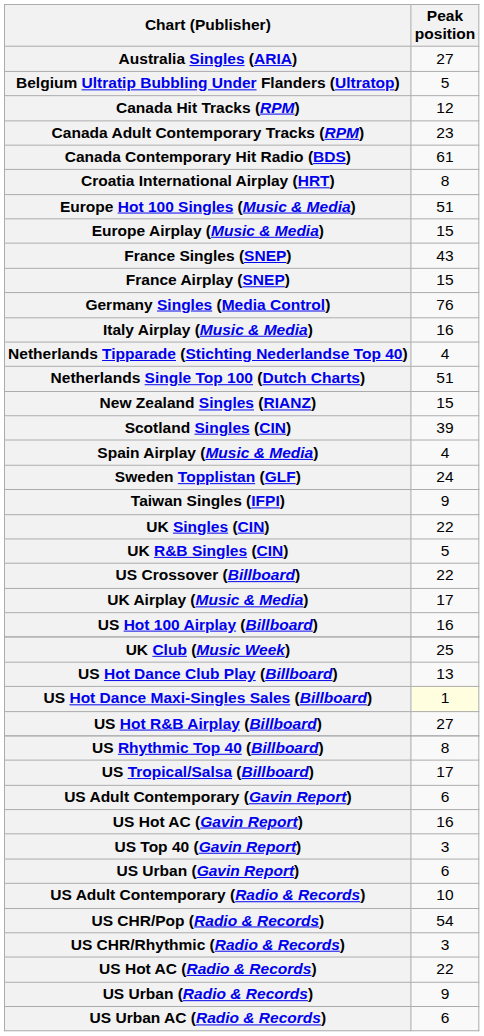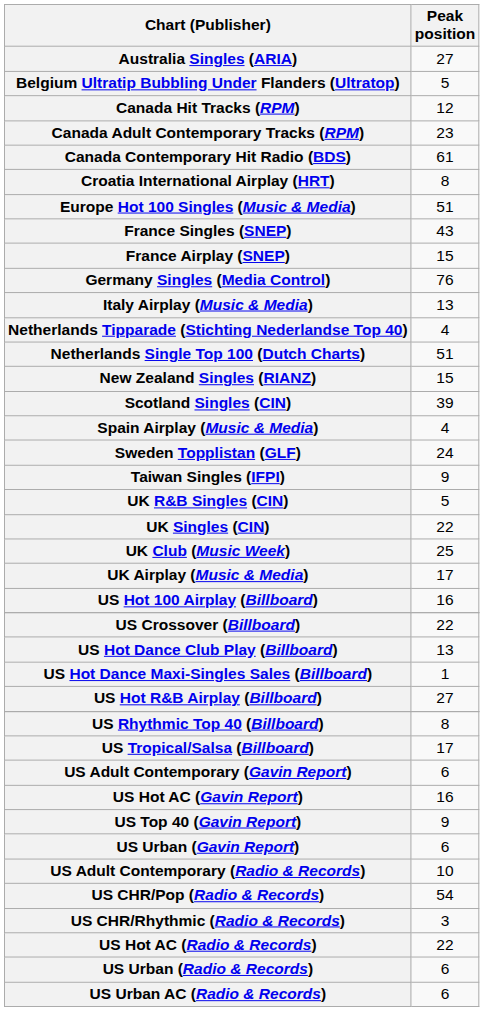- row: (208, 231)
(445, 329) 16 -> (445, 305) 13
rows swapped: (208, 526) <-> (208, 551)
rows swapped: (208, 649) <-> (208, 575)
(445, 698) lightyellow background -> (445, 674) no background
(445, 846) 3 -> (445, 821) 9
(445, 994) 9 -> (445, 969) 6
